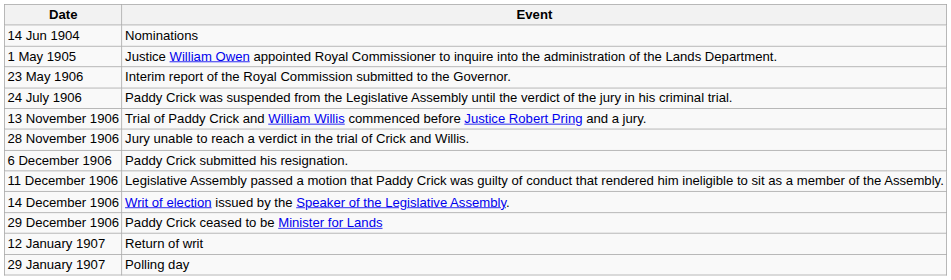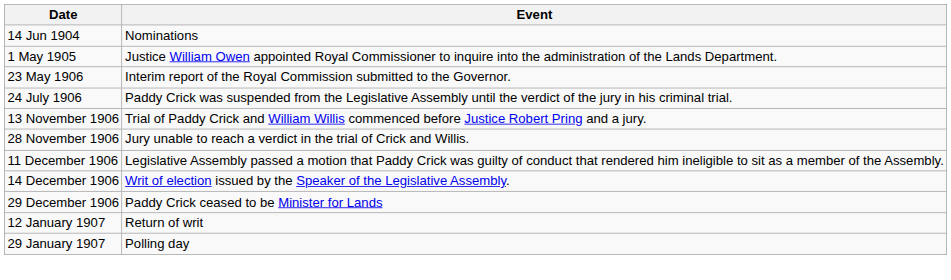- row: (60, 160)
